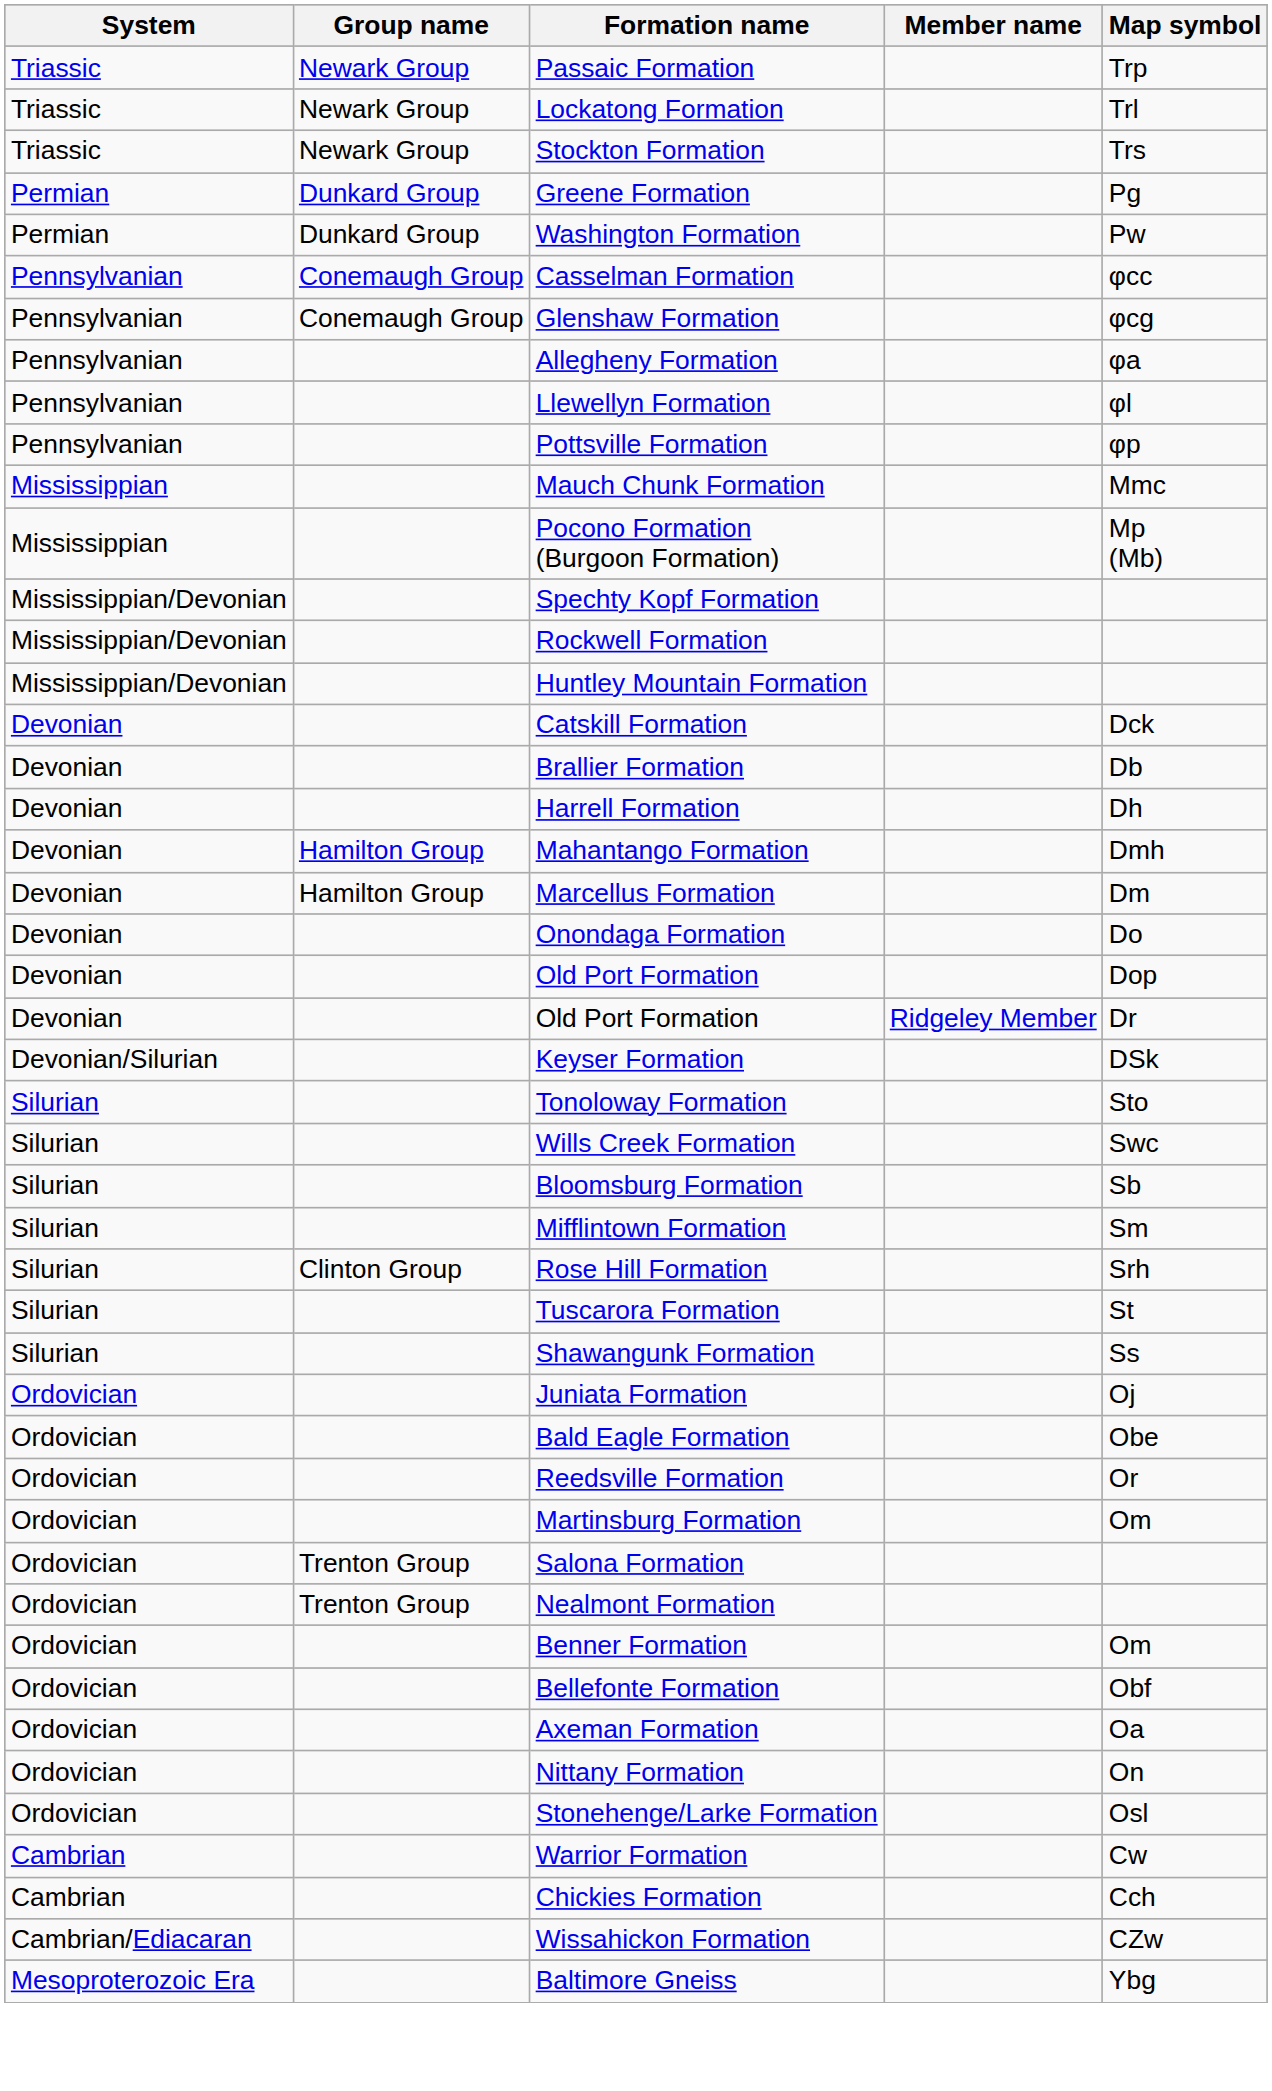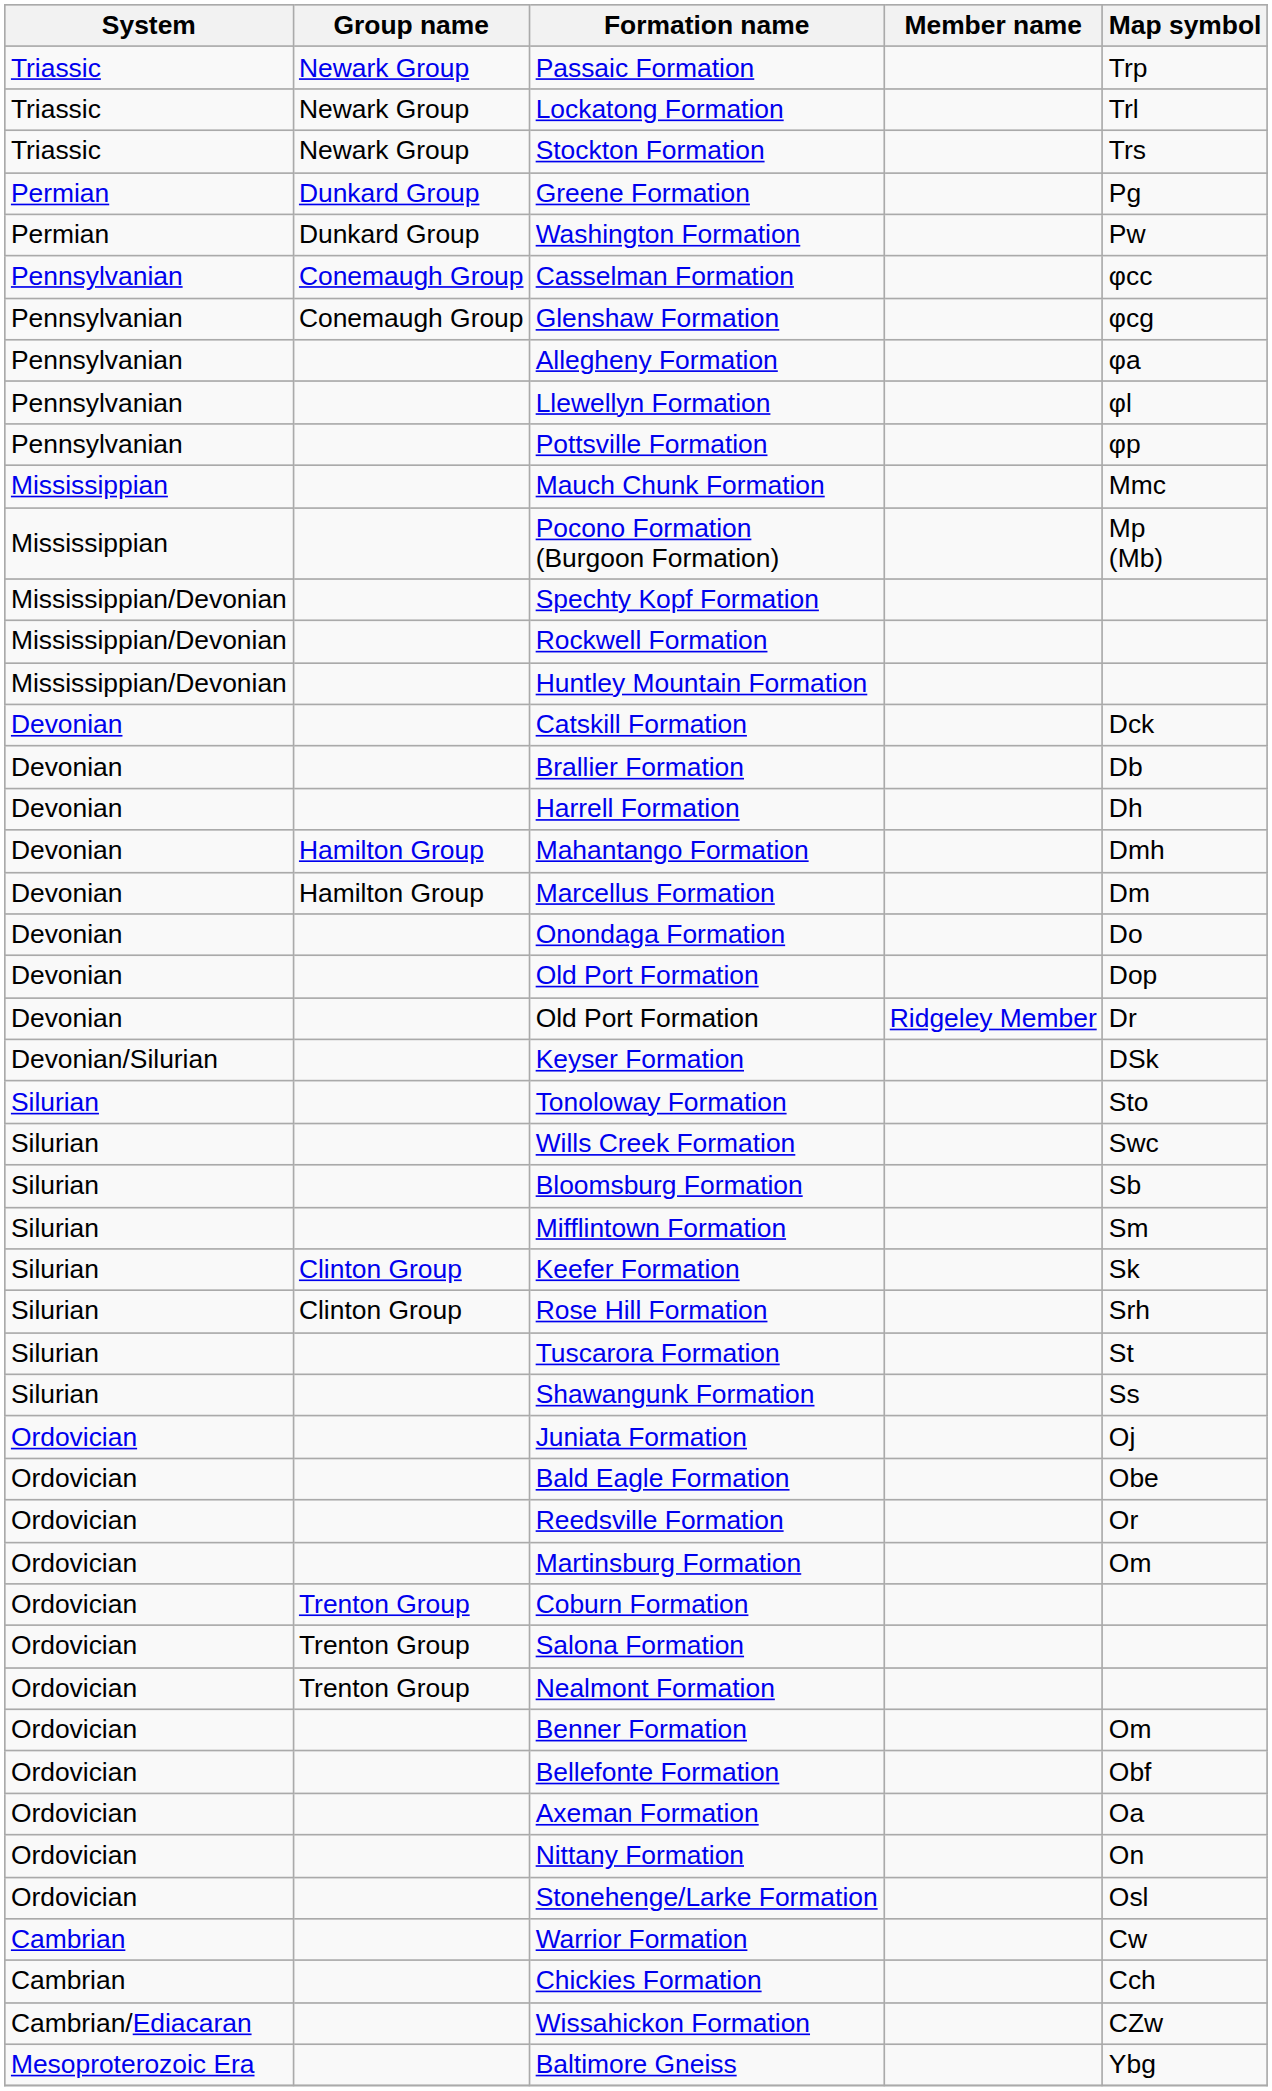+ row: (638, 1269)
+ row: (642, 1604)
